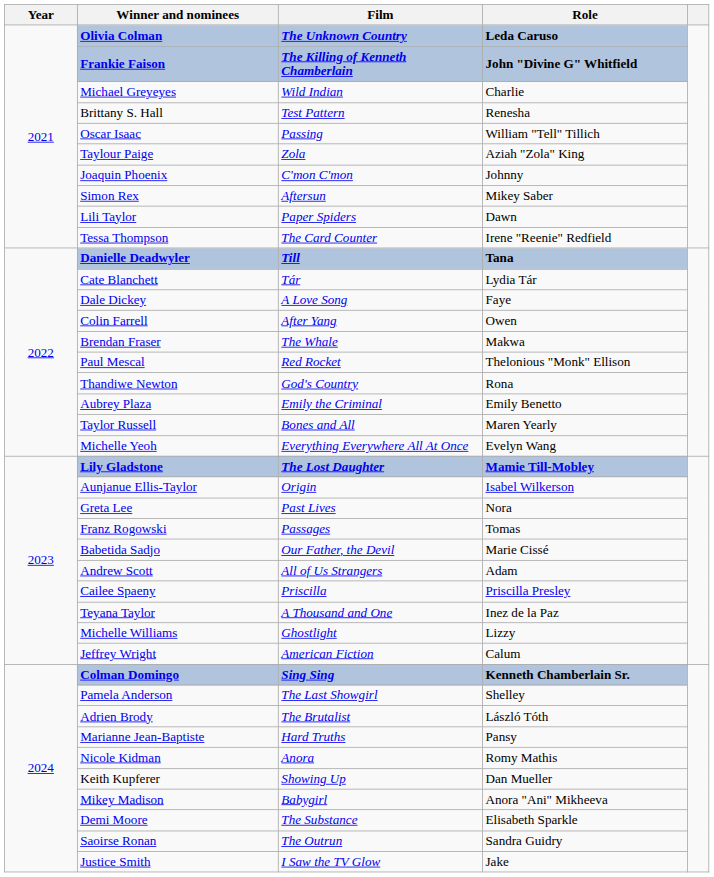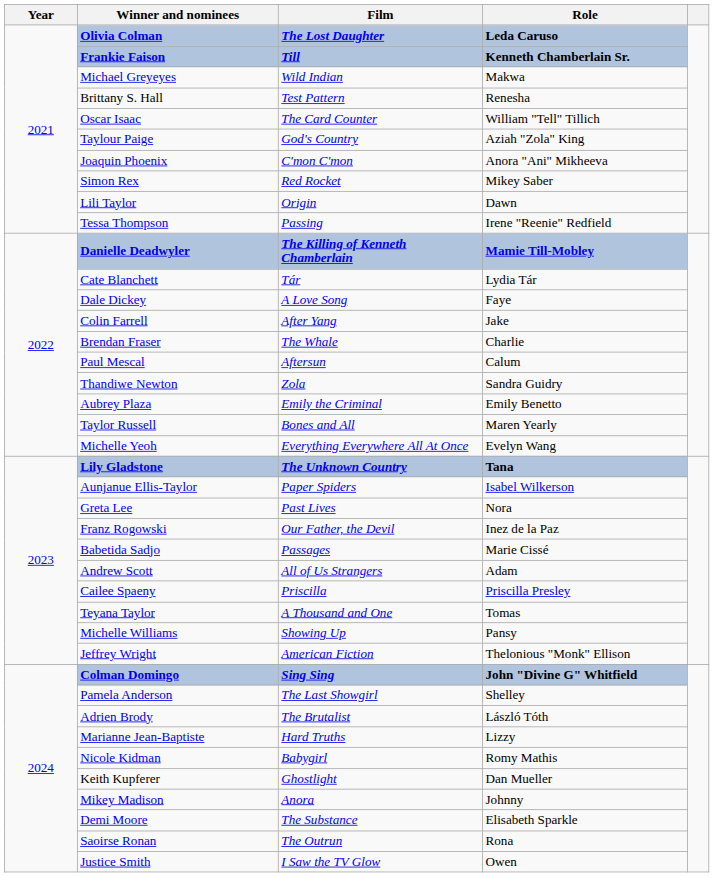(344, 35) The Unknown Country -> (333, 35) The Lost Daughter
(344, 63) The Killing of Kenneth Chamberlain -> (291, 56) Till
(561, 63) John "Divine G" Whitfield -> (558, 56) Kenneth Chamberlain Sr.
(505, 92) Charlie -> (505, 77) Makwa
(302, 133) Passing -> (329, 118) The Card Counter
(293, 154) Zola -> (320, 139) God's Country
(504, 175) Johnny -> (547, 160) Anora "Ani" Mikheeva
(304, 196) Aftersun -> (311, 181) Red Rocket
(319, 216) Paper Spiders -> (299, 202) Origin
(329, 237) The Card Counter -> (302, 222) Passing
(291, 258) Till -> (344, 251) The Killing of Kenneth Chamberlain
(499, 258) Tana -> (540, 251) Mamie Till-Mobley
(501, 320) Owen -> (497, 320) Jake
(505, 341) Makwa -> (505, 341) Charlie
(311, 362) Red Rocket -> (304, 362) Aftersun
(558, 362) Thelonious "Monk" Ellison -> (503, 362) Calum
(320, 383) God's Country -> (293, 383) Zola
(499, 383) Rona -> (524, 383) Sandra Guidry
(333, 466) The Lost Daughter -> (344, 466) The Unknown Country
(540, 466) Mamie Till-Mobley -> (499, 466) Tana
(299, 487) Origin -> (319, 487) Paper Spiders
(306, 529) Passages -> (338, 529) Our Father, the Devil
(503, 529) Tomas -> (522, 529) Inez de la Paz
(338, 549) Our Father, the Devil -> (306, 549) Passages
(522, 612) Inez de la Paz -> (503, 612) Tomas
(309, 633) Ghostlight -> (314, 633) Showing Up
(500, 633) Lizzy -> (501, 633) Pansy
(503, 653) Calum -> (558, 653) Thelonious "Monk" Ellison
(558, 674) Kenneth Chamberlain Sr. -> (561, 674) John "Divine G" Whitfield
(501, 737) Pansy -> (500, 737) Lizzy
(298, 757) Anora -> (304, 757) Babygirl
(314, 778) Showing Up -> (309, 778) Ghostlight
(304, 799) Babygirl -> (298, 799) Anora
(547, 799) Anora "Ani" Mikheeva -> (504, 799) Johnny
(524, 841) Sandra Guidry -> (499, 841) Rona
(497, 861) Jake -> (501, 861) Owen
